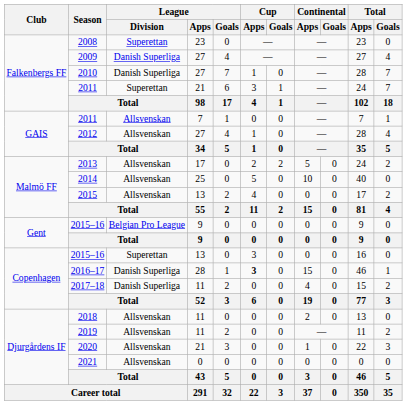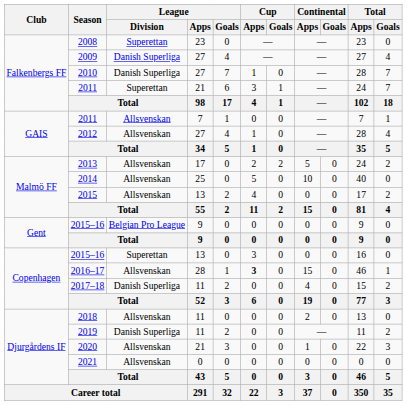(147, 270) Danish Superliga -> (147, 270) Allsvenskan
(147, 331) Allsvenskan -> (147, 331) Danish Superliga
